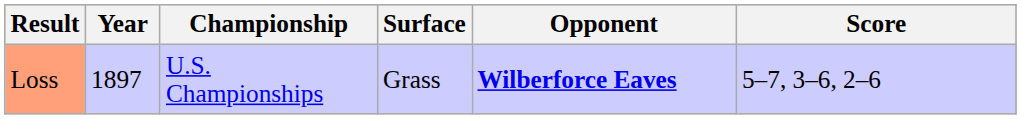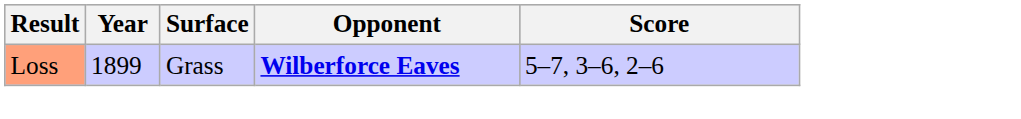- column: (269, 24)
(116, 78) 1897 -> (116, 64) 1899
